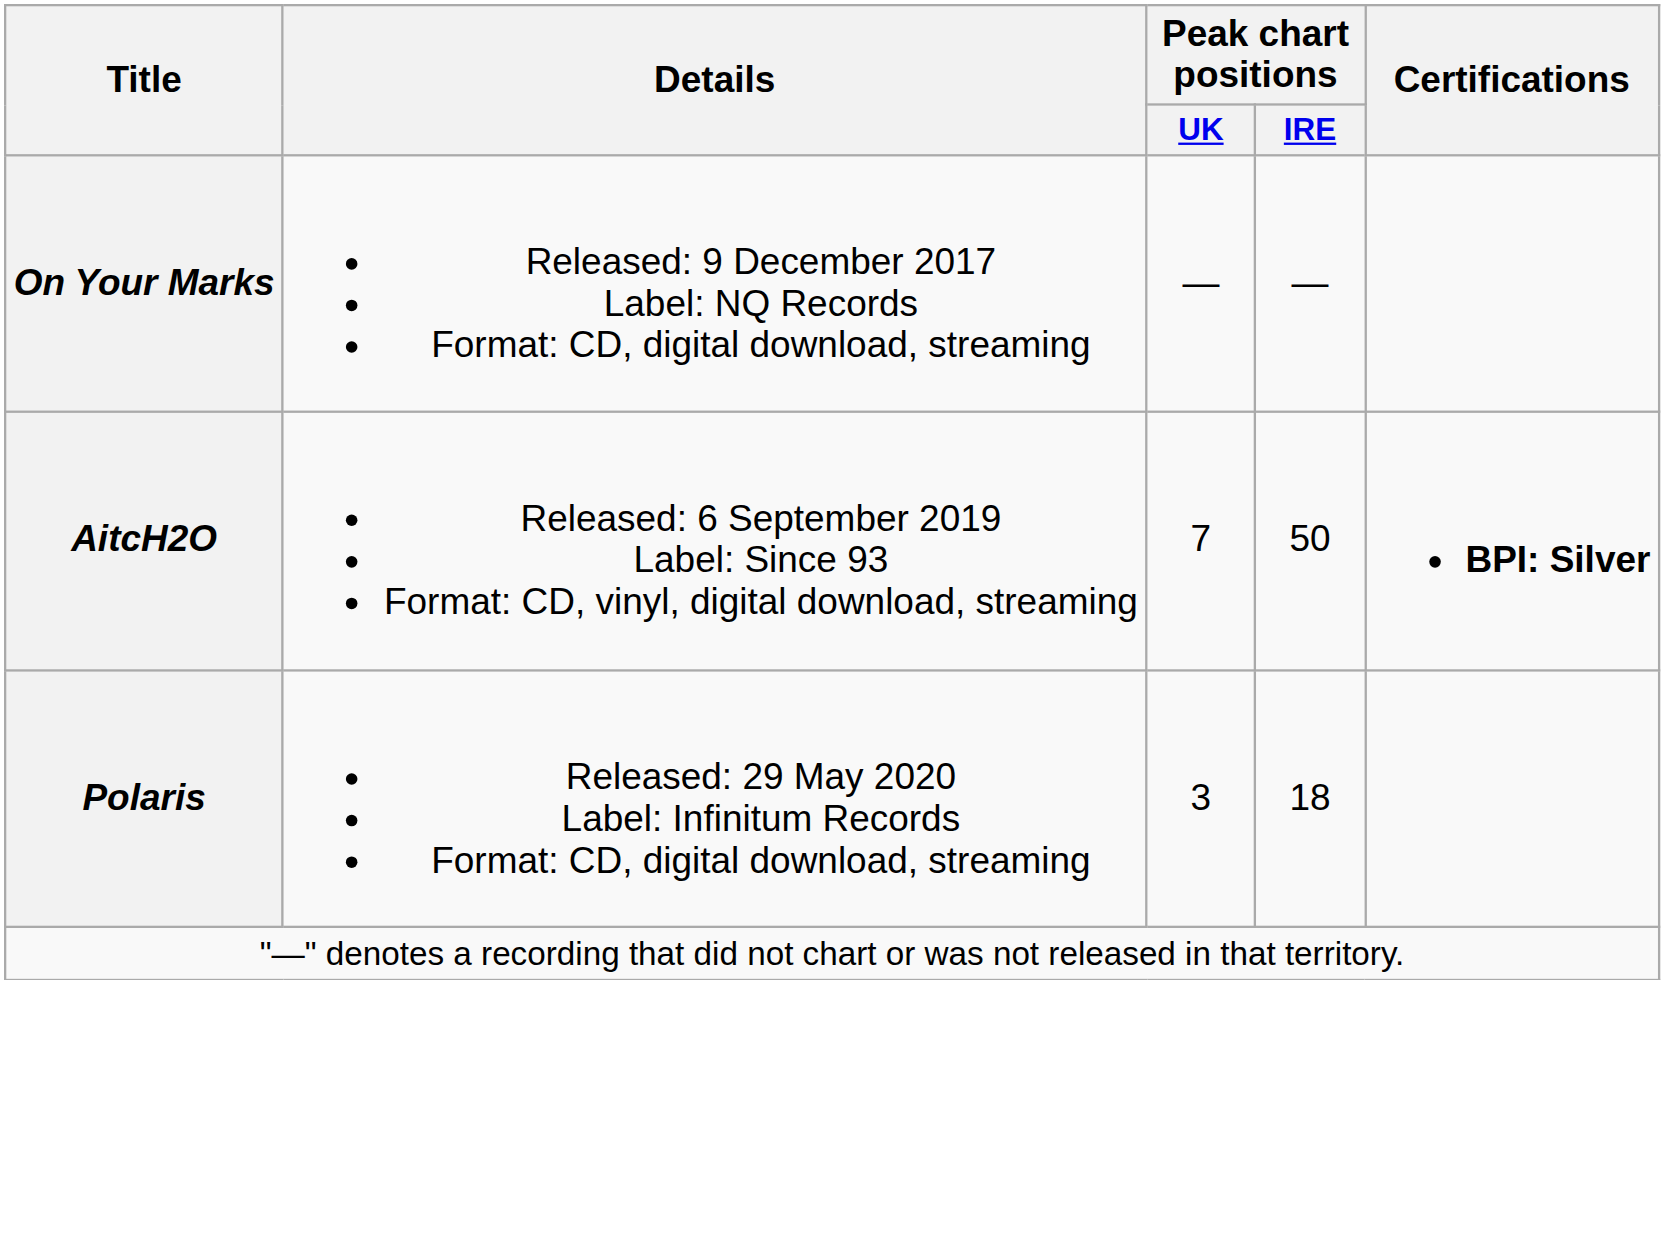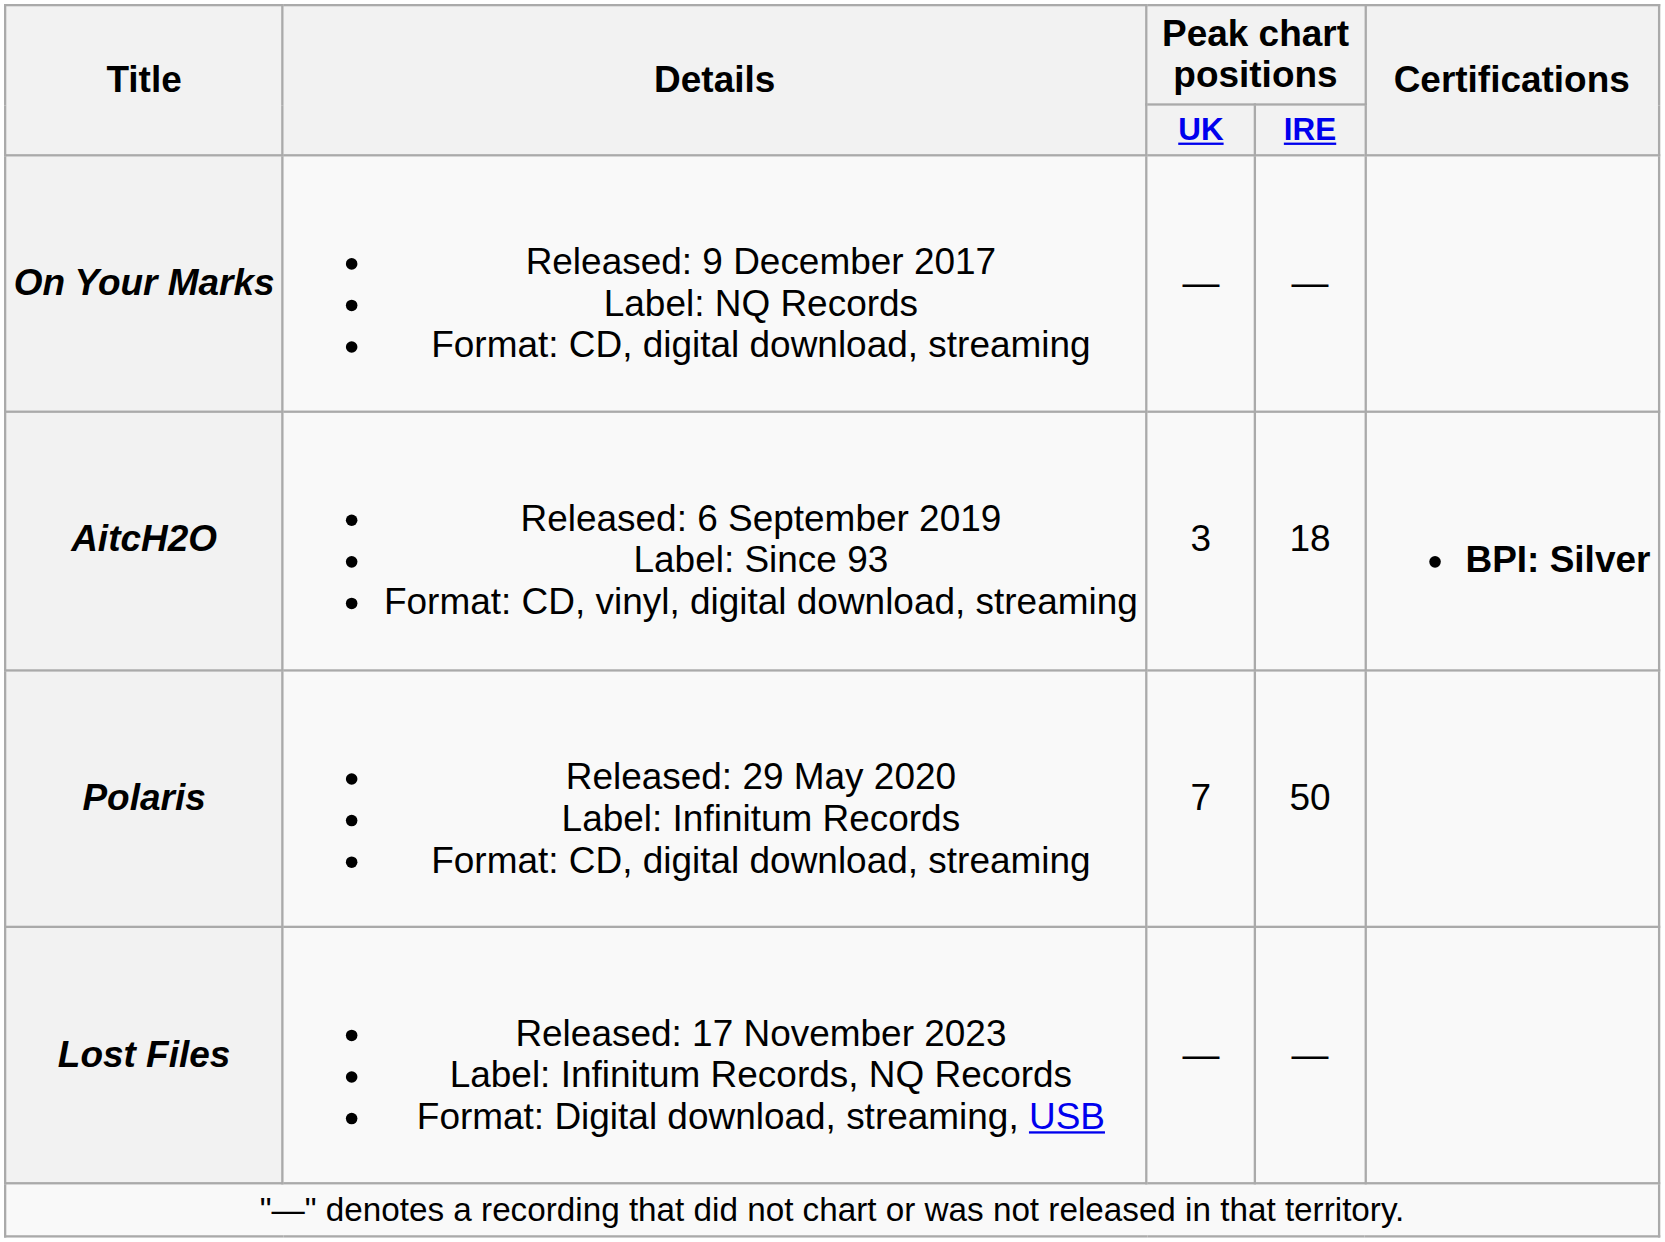(1201, 540) 7 -> (1201, 540) 3
(1310, 540) 50 -> (1310, 540) 18
(1201, 797) 3 -> (1201, 797) 7
(1310, 797) 18 -> (1310, 797) 50
+ row: (144, 1054)
